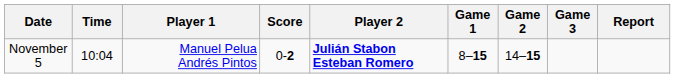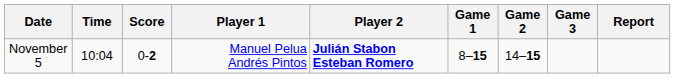columns swapped: (191, 22) <-> (285, 22)
